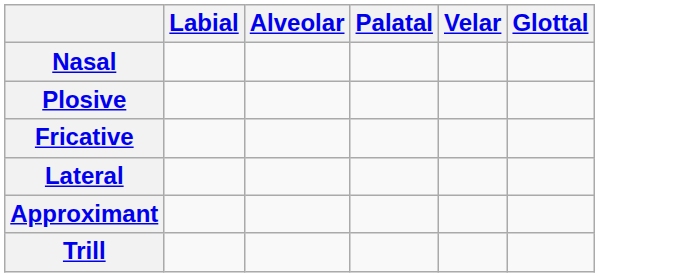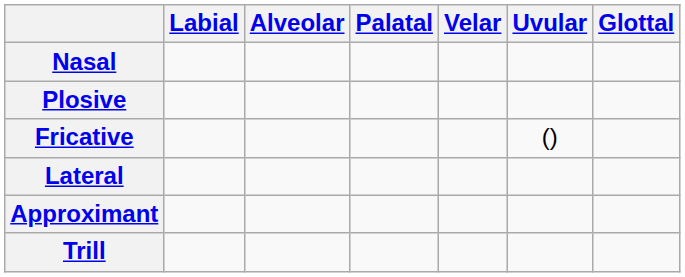+ column: (550, 23)
